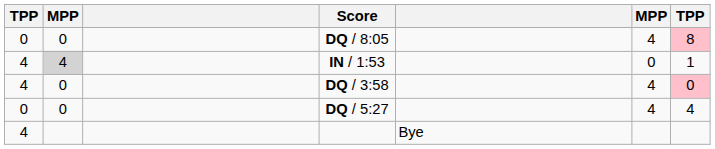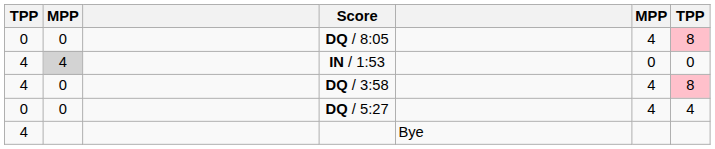(690, 62) 1 -> (690, 62) 0
(690, 86) 0 -> (690, 86) 8
